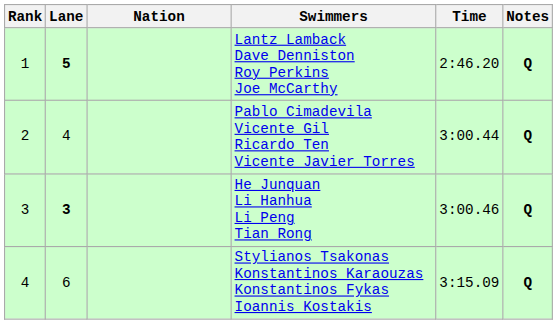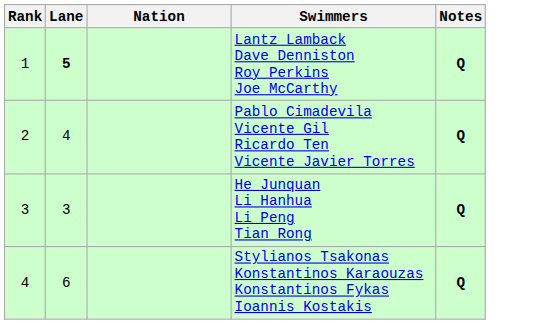- column: (469, 16)
(66, 210) bold -> (66, 210) normal
